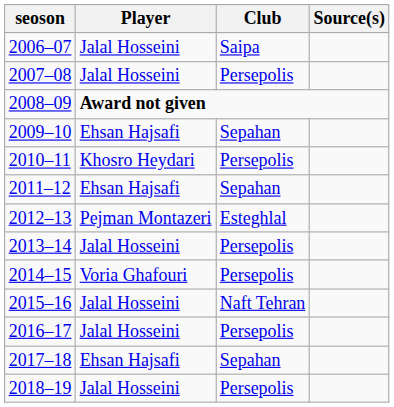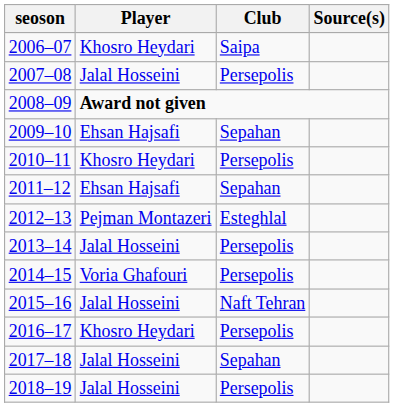(130, 47) Jalal Hosseini -> (137, 47) Khosro Heydari
(130, 331) Jalal Hosseini -> (137, 331) Khosro Heydari
(130, 359) Ehsan Hajsafi -> (130, 359) Jalal Hosseini
